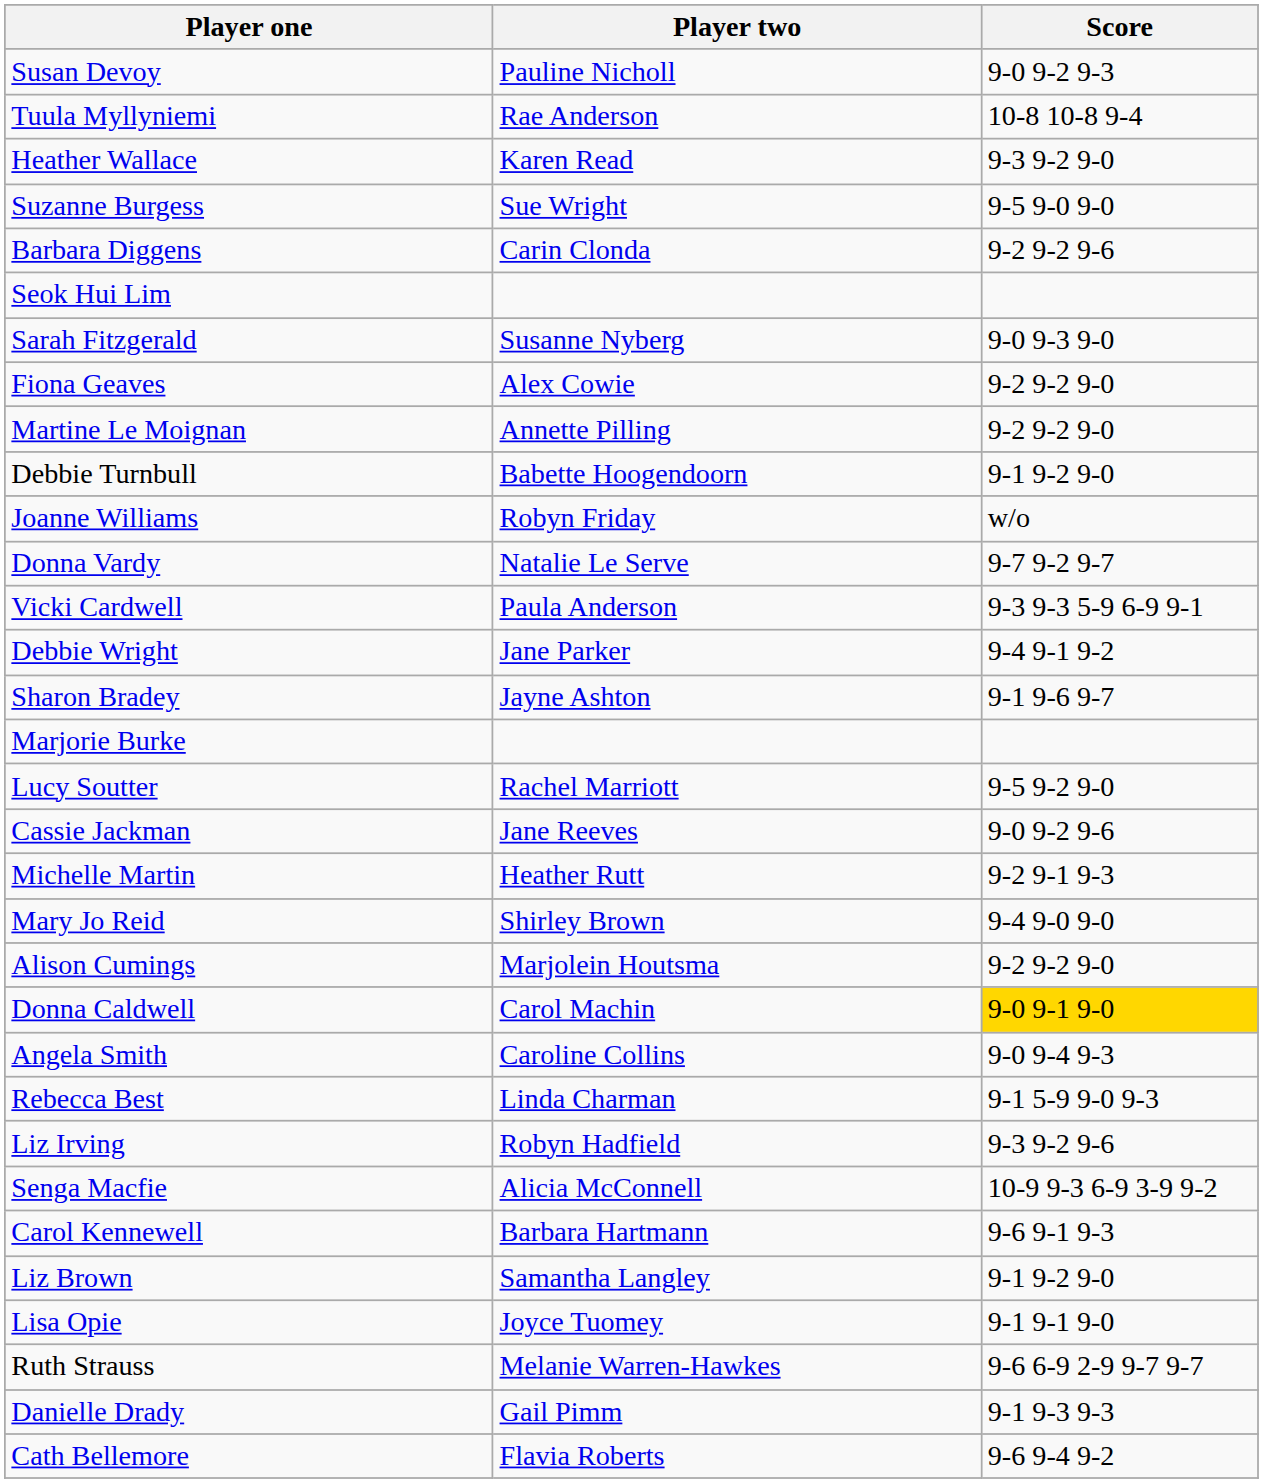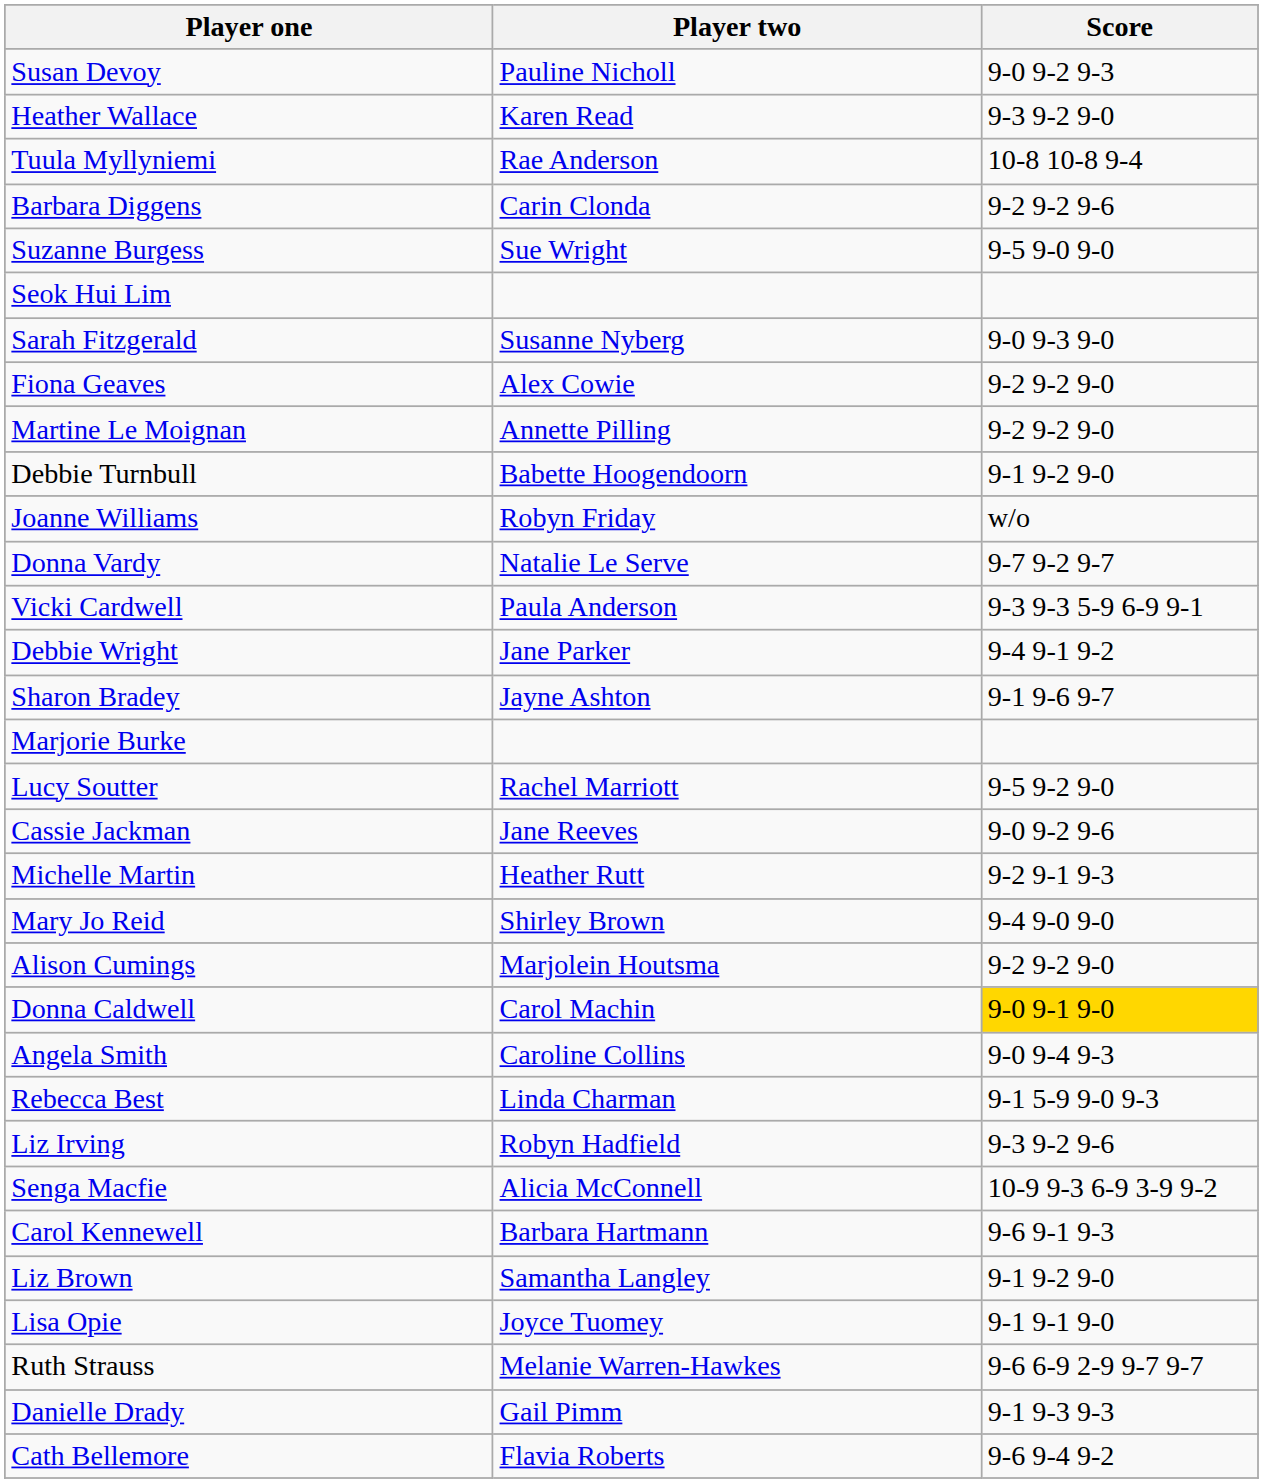rows swapped: (114, 116) <-> (104, 160)
rows swapped: (106, 250) <-> (108, 205)
